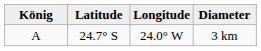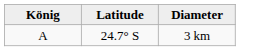- column: (162, 14)
